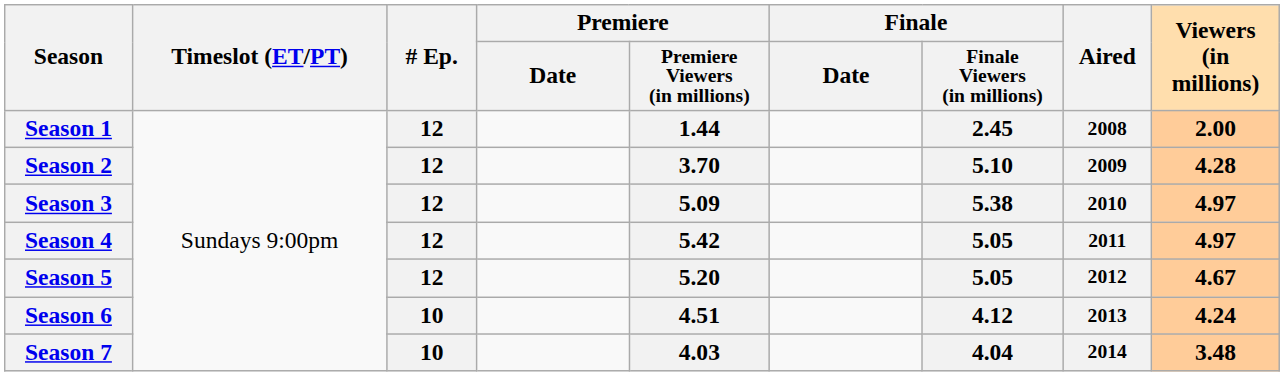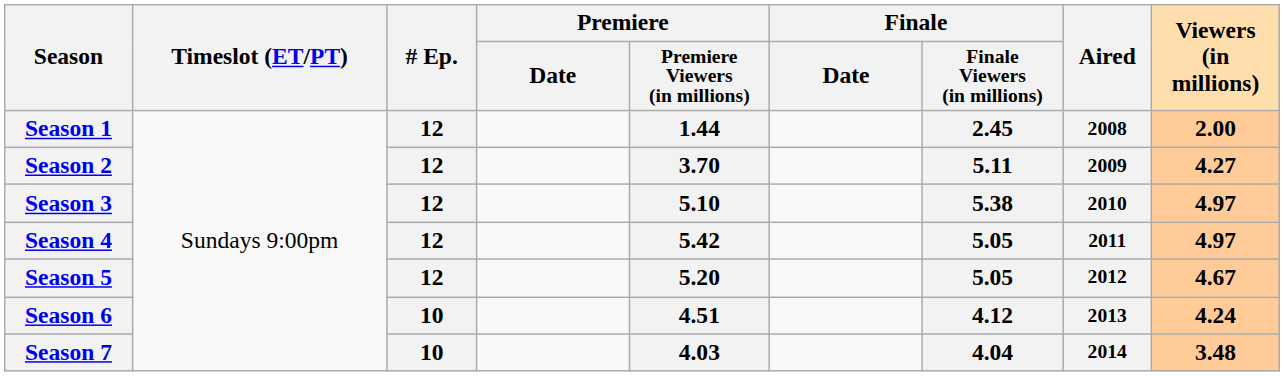(992, 165) 5.10 -> (992, 165) 5.11
(1216, 165) 4.28 -> (1216, 165) 4.27
(699, 203) 5.09 -> (699, 203) 5.10
